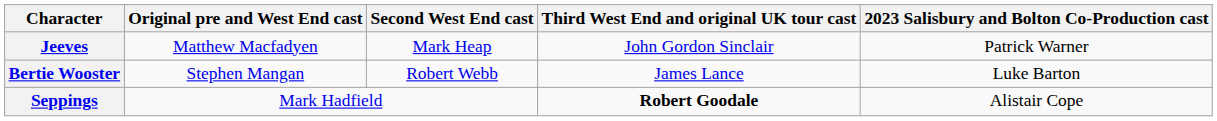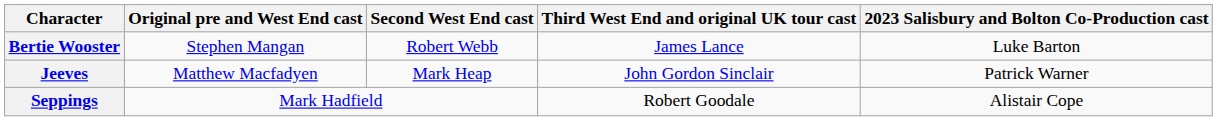rows swapped: (64, 45) <-> (64, 73)
(699, 101) bold -> (699, 101) normal
